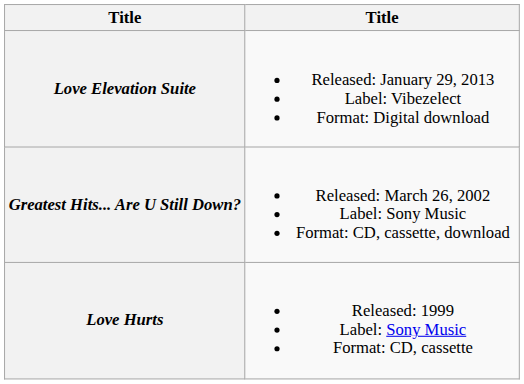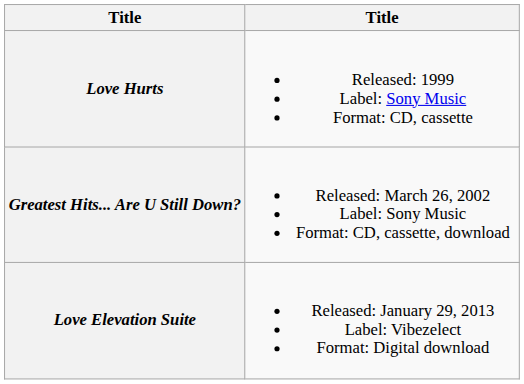rows swapped: (125, 320) <-> (125, 88)
